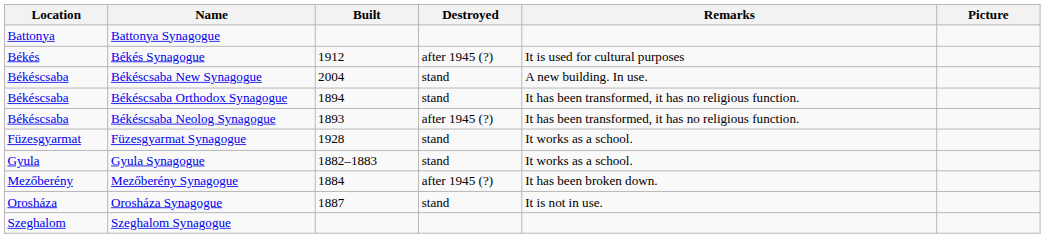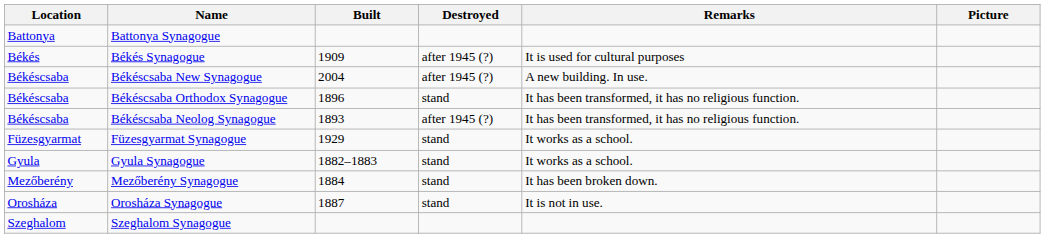(331, 56) 1912 -> (331, 56) 1909
(436, 77) stand -> (457, 77) after 1945 (?)
(331, 98) 1894 -> (331, 98) 1896
(331, 139) 1928 -> (331, 139) 1929
(457, 181) after 1945 (?) -> (436, 181) stand
